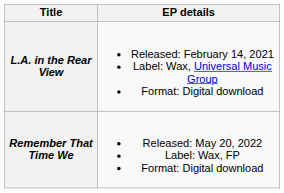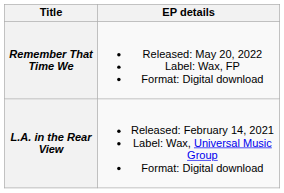rows swapped: (51, 66) <-> (51, 149)
